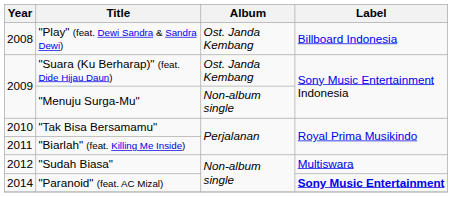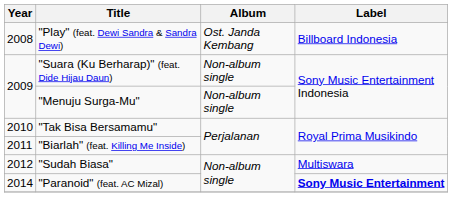(232, 70) Ost. Janda Kembang -> (232, 70) Non-album single
